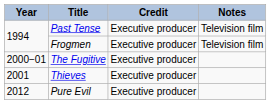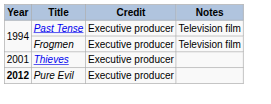- row: (78, 60)
(18, 92) normal -> (18, 76) bold
